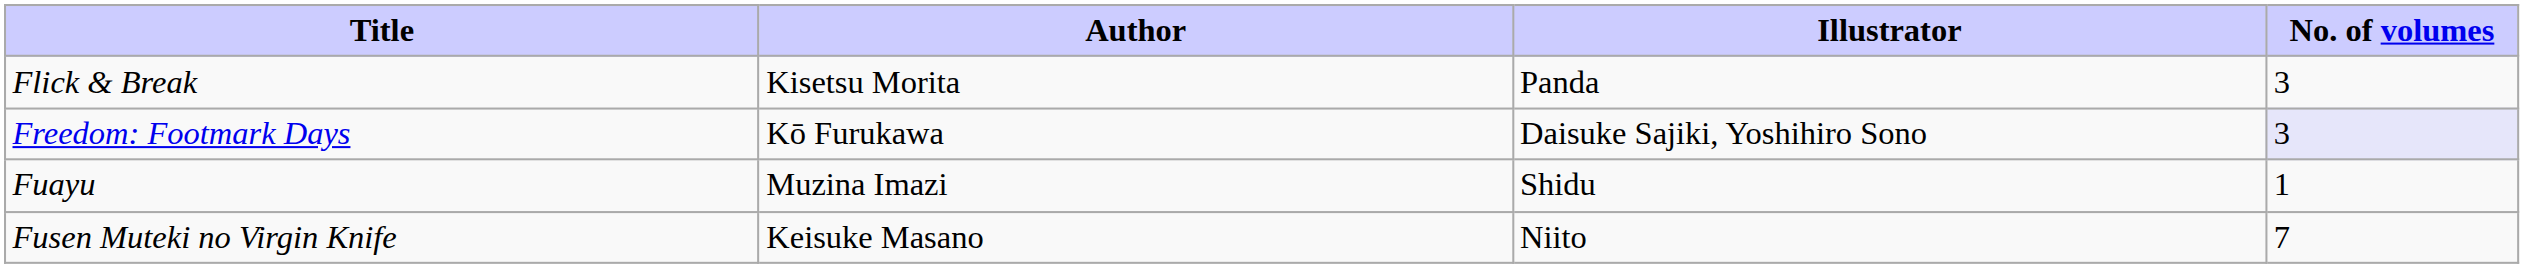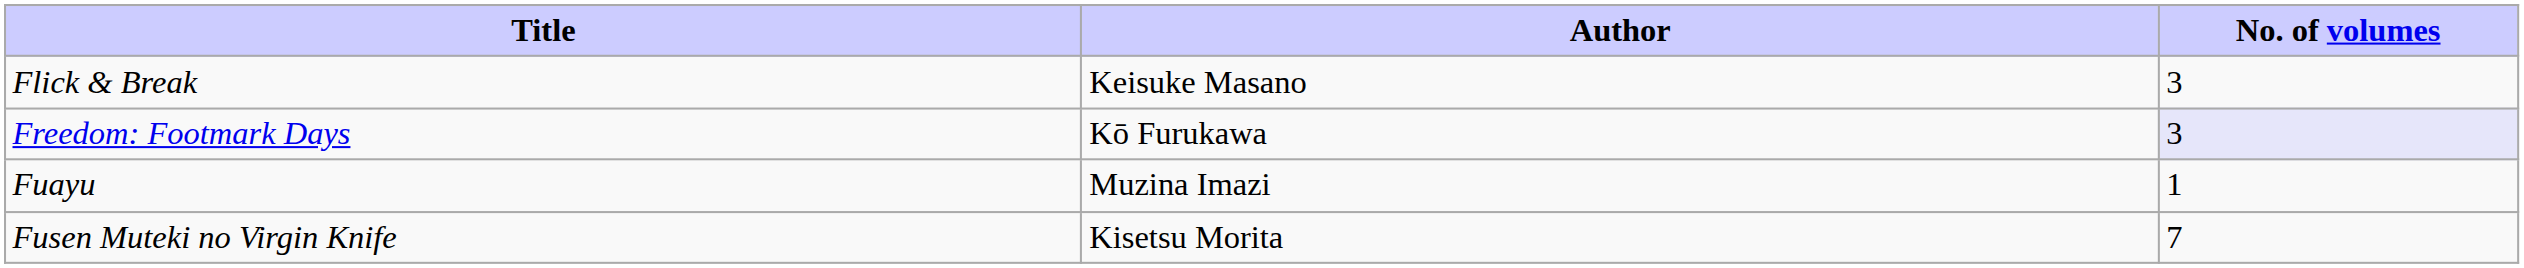- column: (1889, 30)
(863, 81) Kisetsu Morita -> (1198, 81) Keisuke Masano
(875, 236) Keisuke Masano -> (1186, 236) Kisetsu Morita
